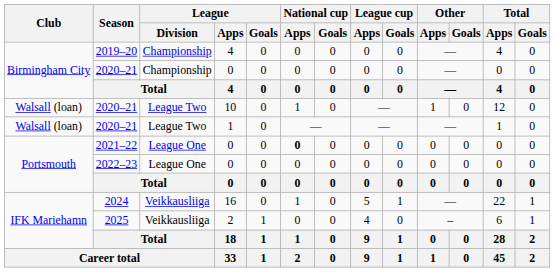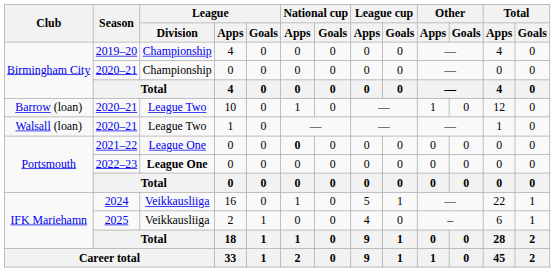(49, 107) Walsall (loan) -> (49, 107) Barrow (loan)
(177, 164) normal -> (177, 164) bold
